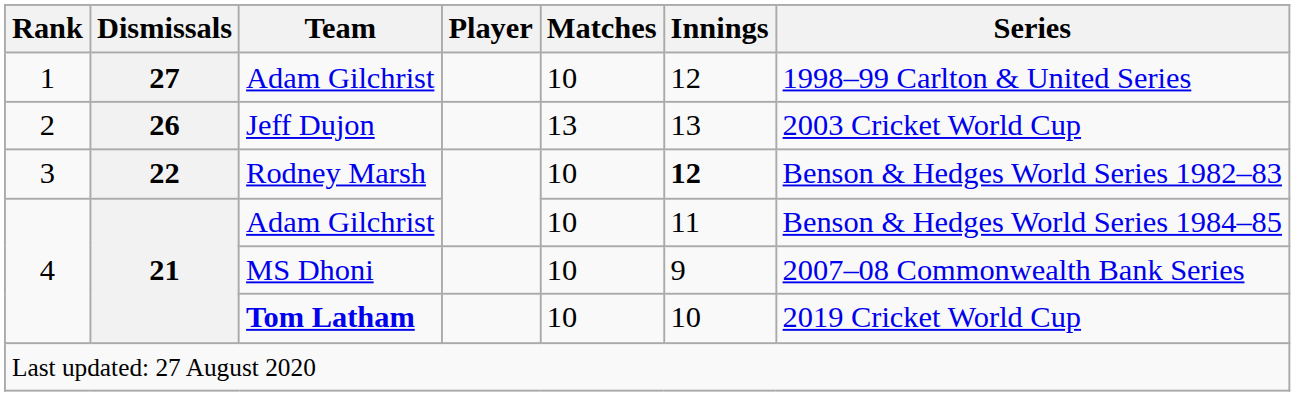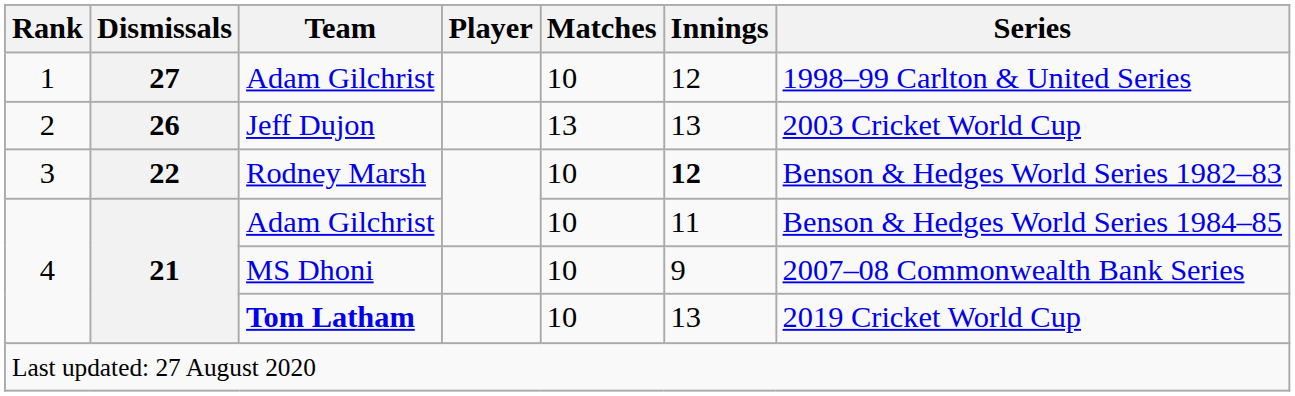(686, 317) 10 -> (686, 317) 13
